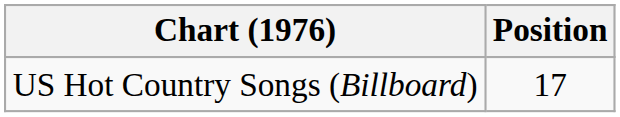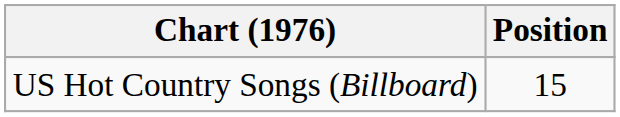(550, 83) 17 -> (550, 83) 15
